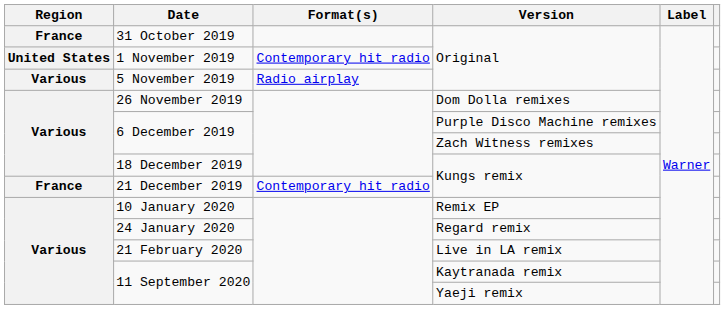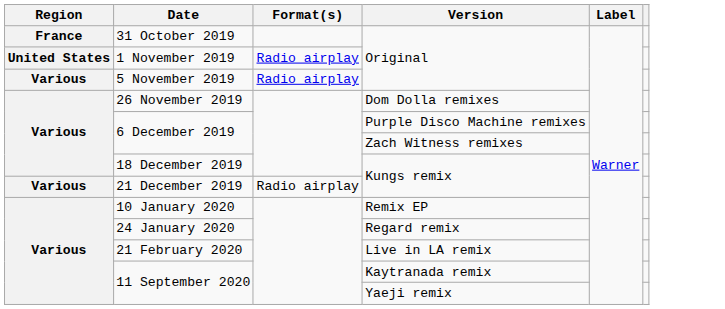(343, 58) Contemporary hit radio -> (308, 58) Radio airplay
(59, 186) France -> (59, 186) Various
(343, 186) Contemporary hit radio -> (308, 186) Radio airplay
